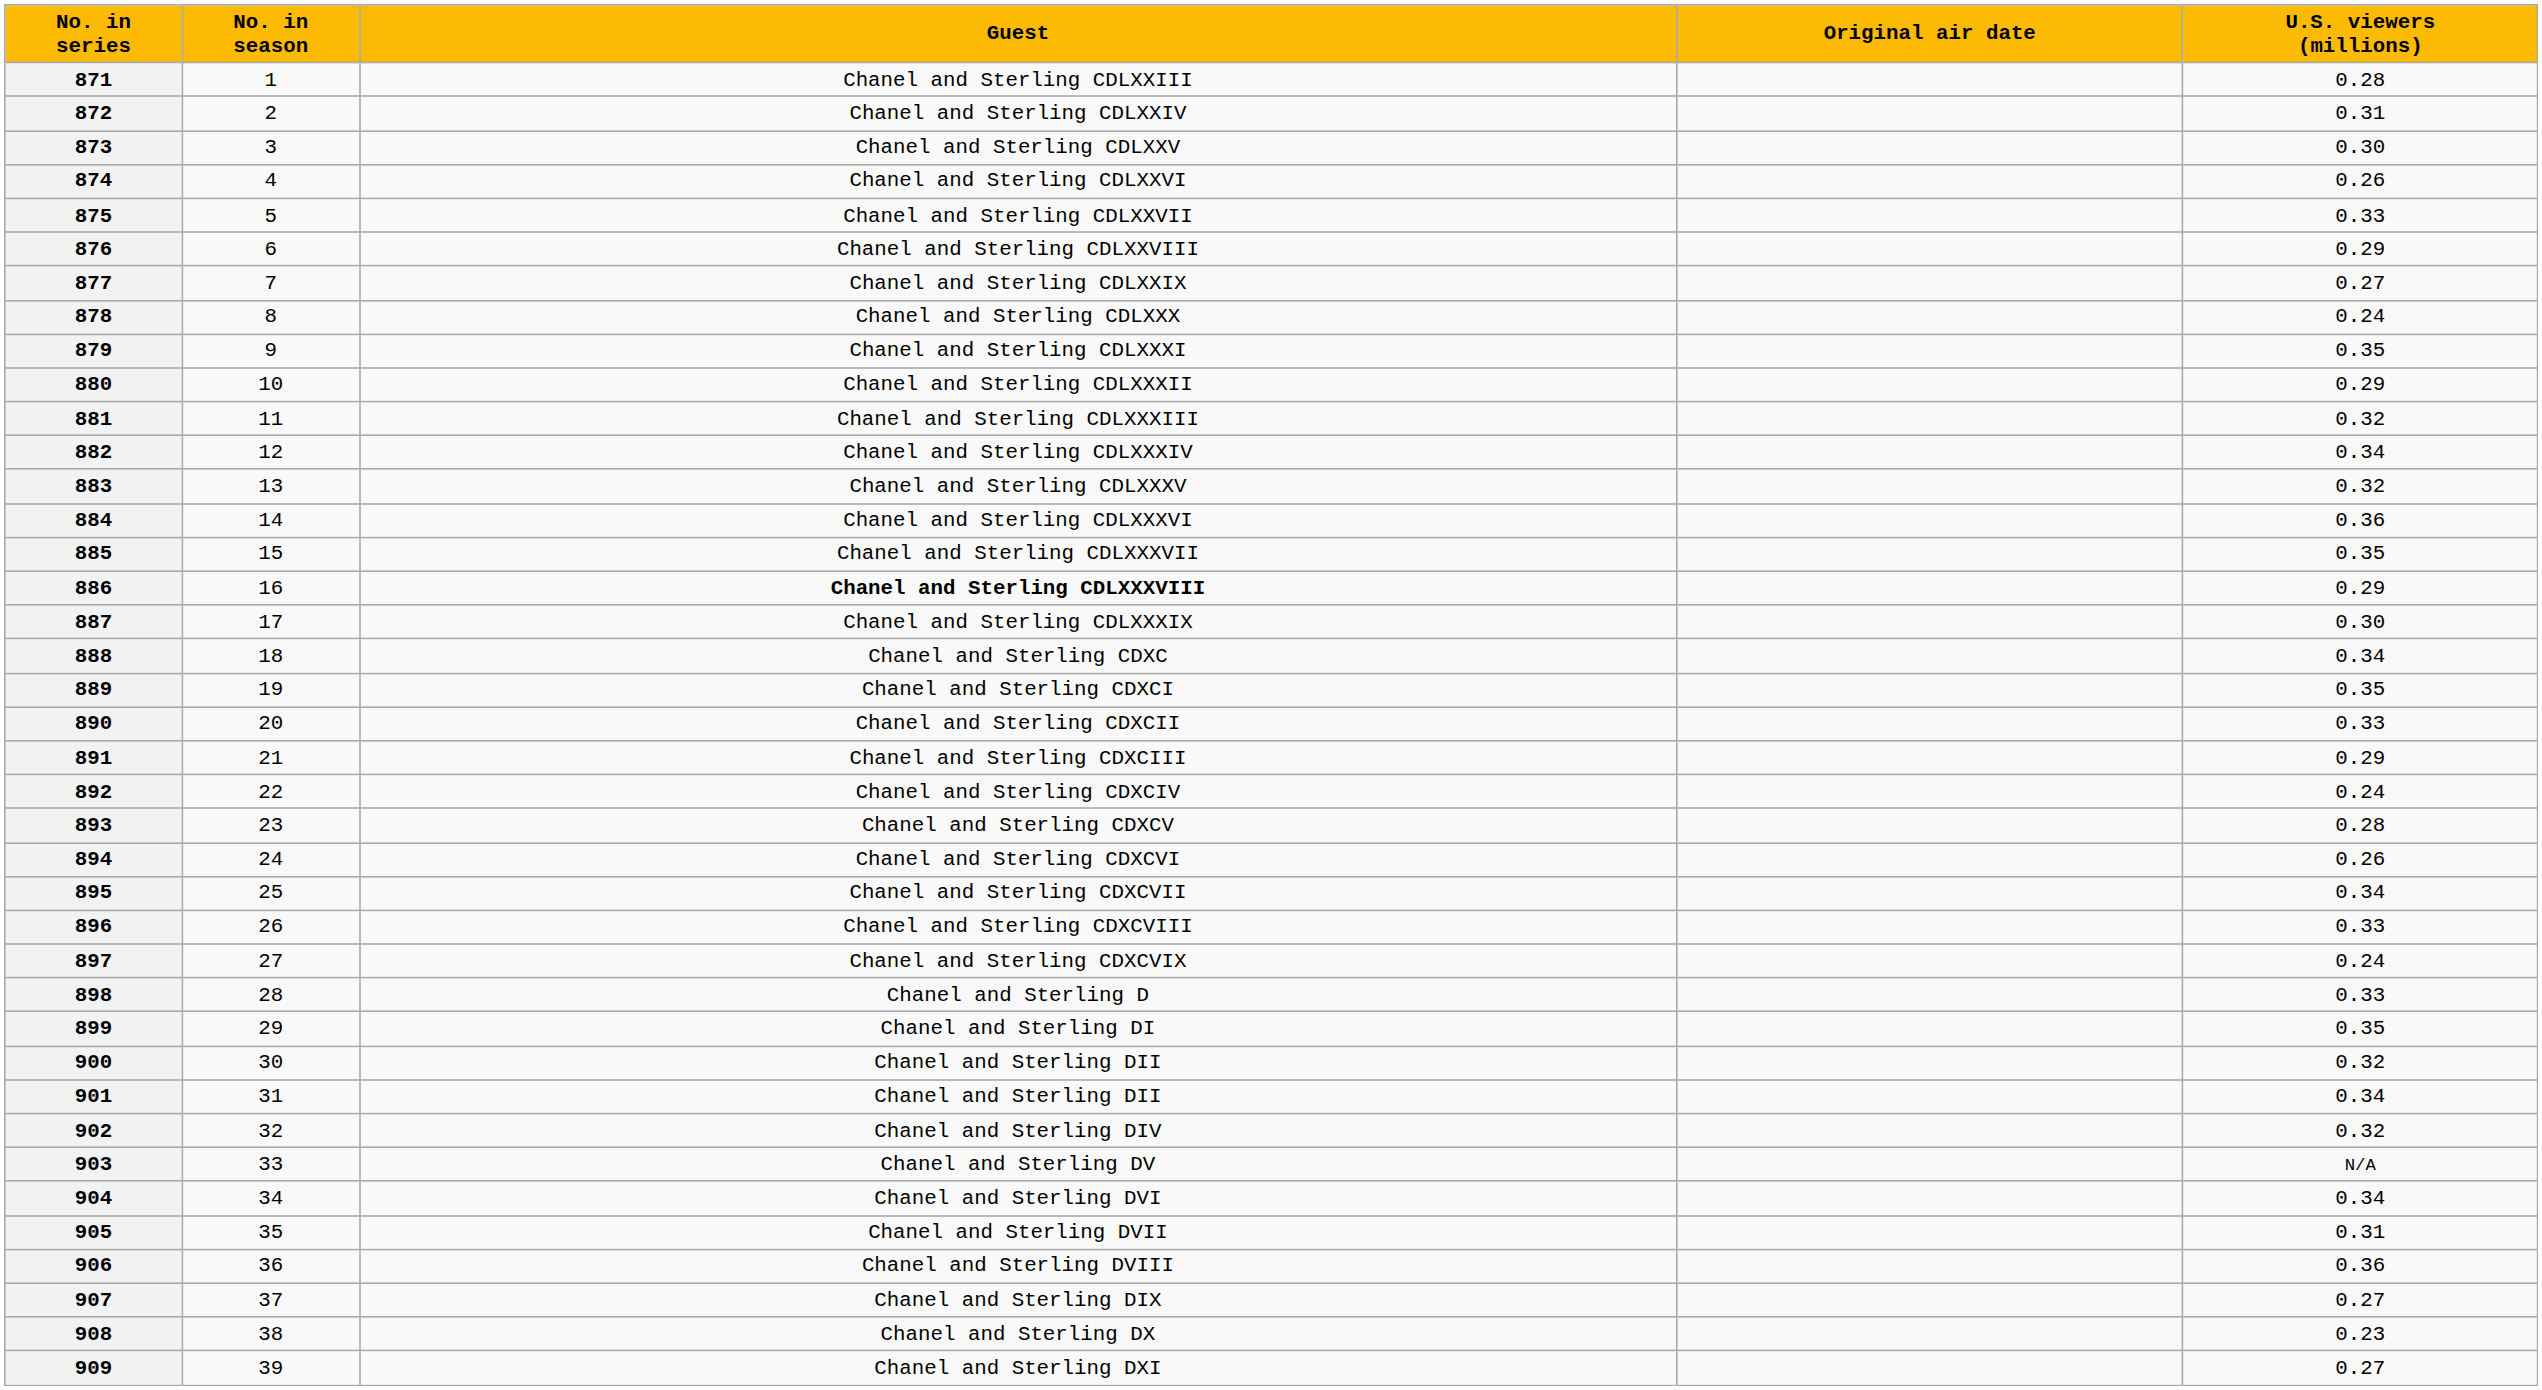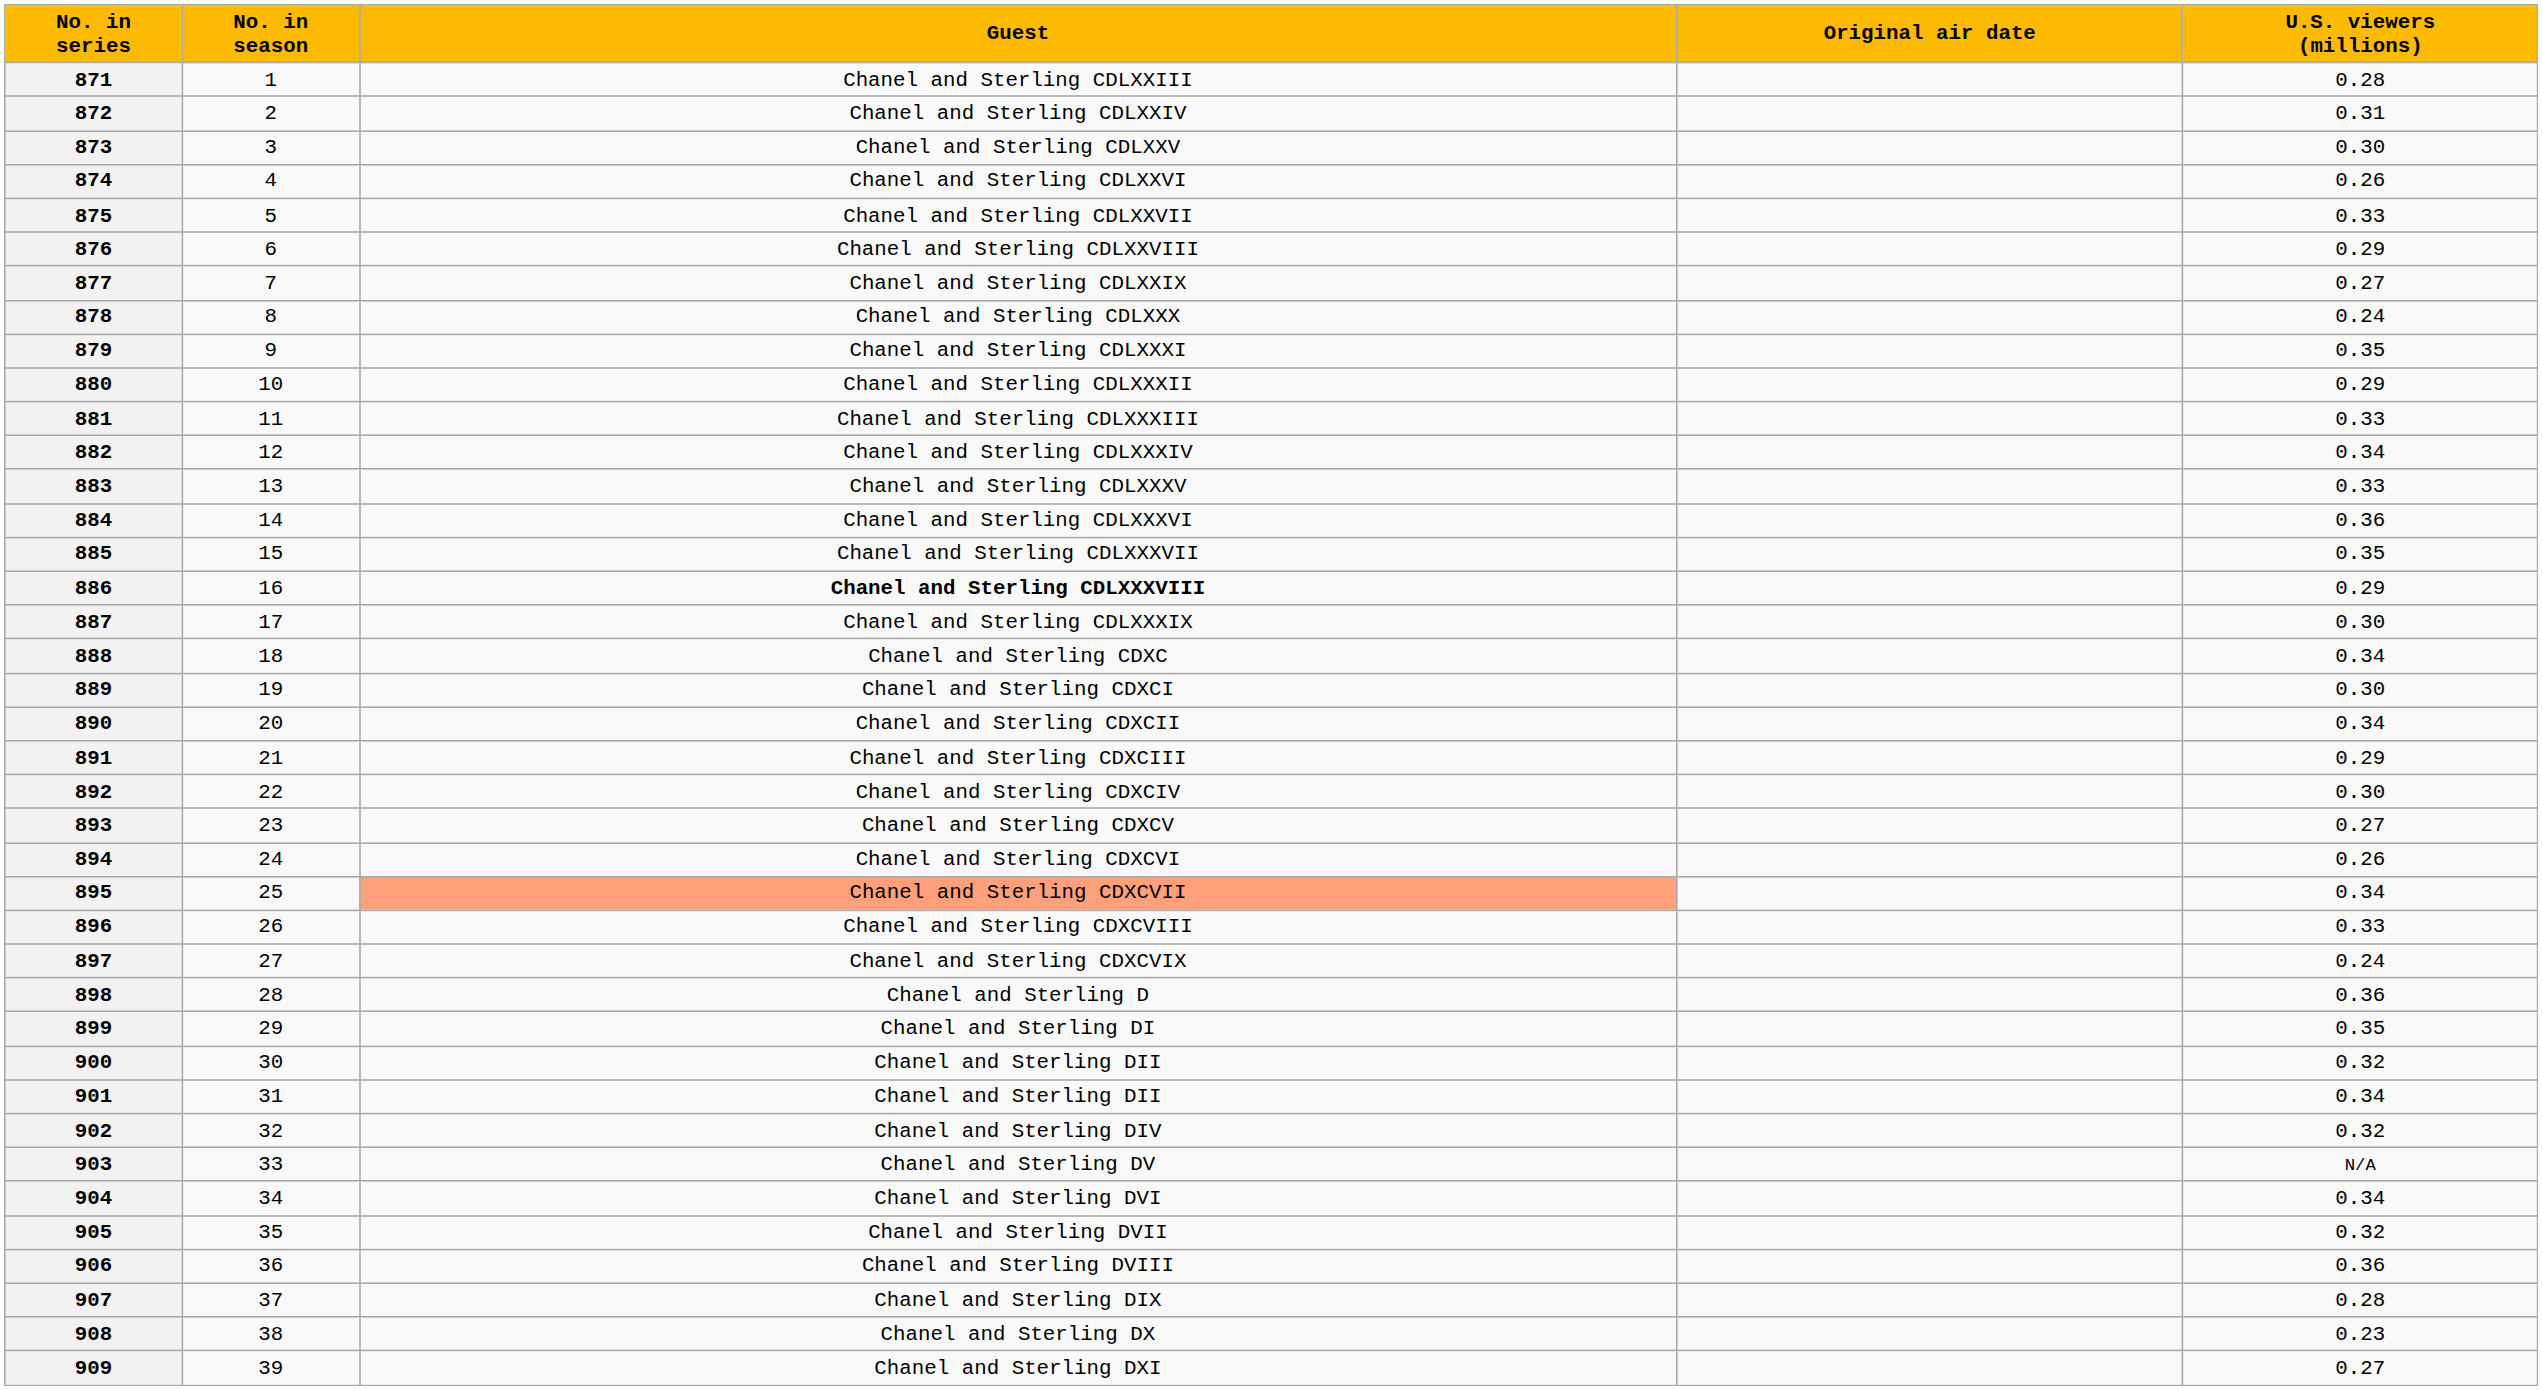(2360, 419) 0.32 -> (2360, 419) 0.33
(2360, 486) 0.32 -> (2360, 486) 0.33
(2360, 690) 0.35 -> (2360, 690) 0.30
(2360, 724) 0.33 -> (2360, 724) 0.34
(2360, 792) 0.24 -> (2360, 792) 0.30
(2360, 825) 0.28 -> (2360, 825) 0.27
(1018, 893) no background -> (1018, 893) lightsalmon background
(2360, 995) 0.33 -> (2360, 995) 0.36
(2360, 1232) 0.31 -> (2360, 1232) 0.32
(2360, 1300) 0.27 -> (2360, 1300) 0.28
